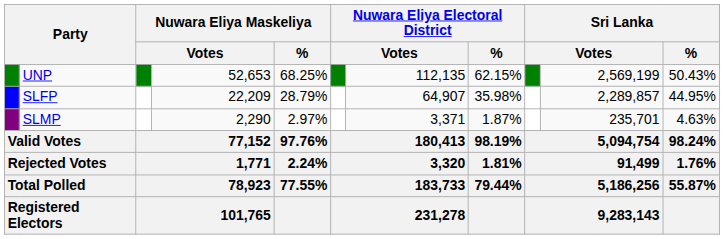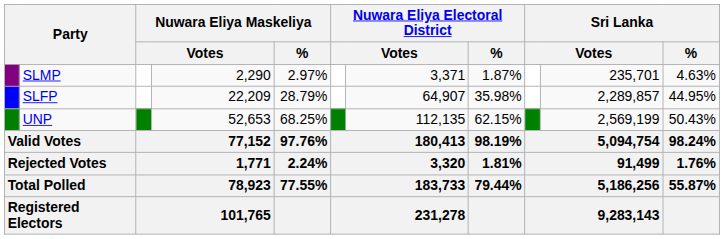rows swapped: (37, 75) <-> (42, 119)
